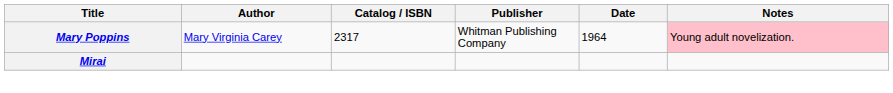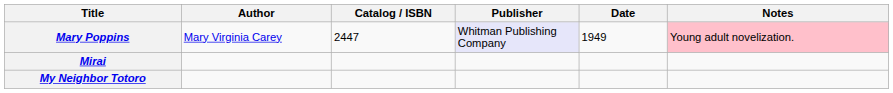(346, 37) 2317 -> (346, 37) 2447
(507, 37) no background -> (507, 37) lavender background
(594, 37) 1964 -> (594, 37) 1949
+ row: (93, 79)
